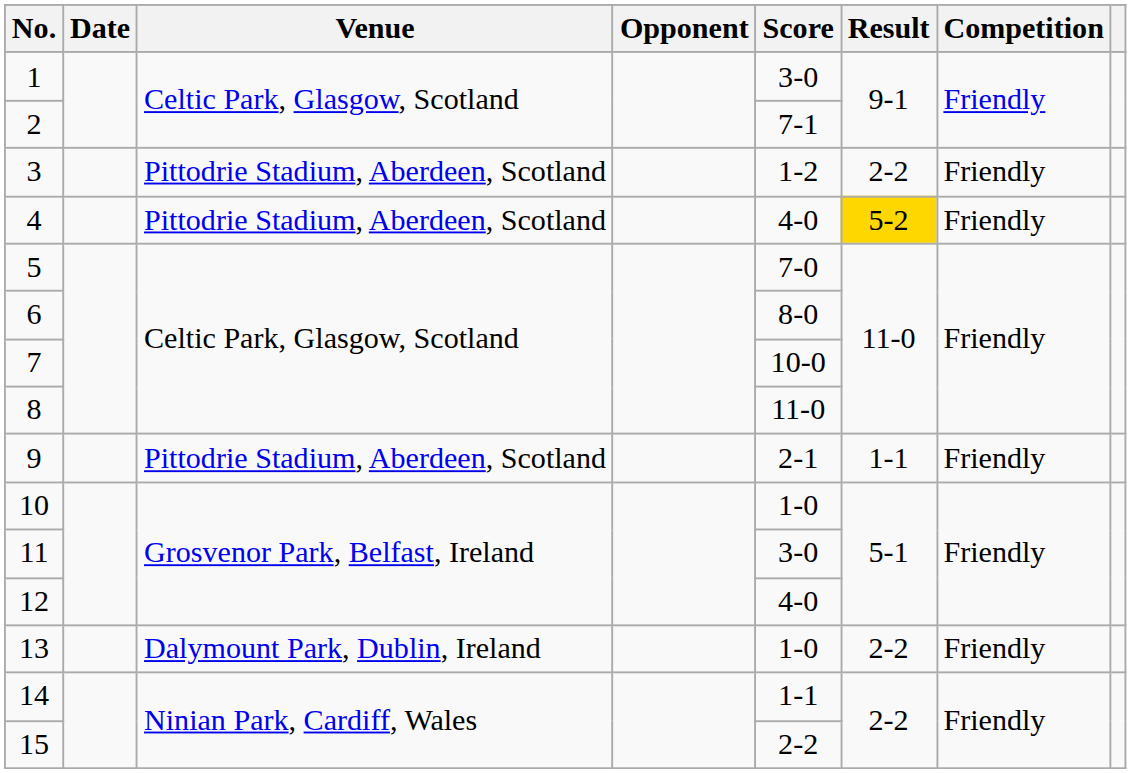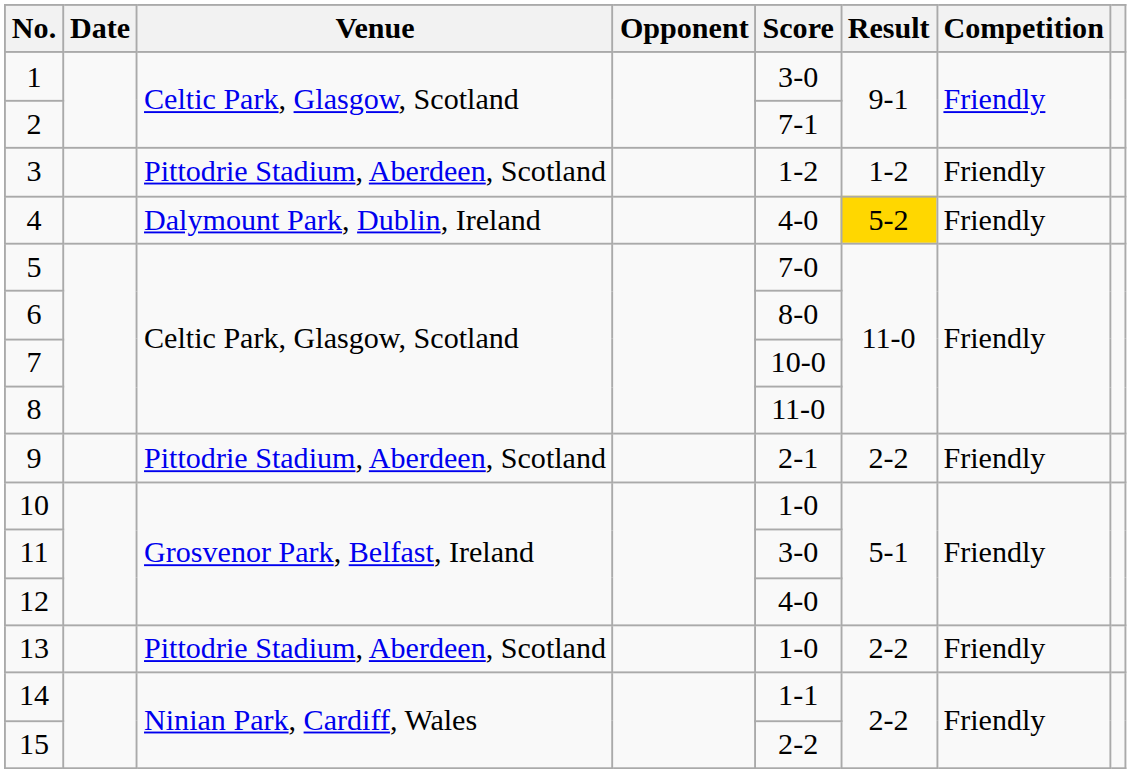(889, 171) 2-2 -> (889, 171) 1-2
(375, 219) Pittodrie Stadium, Aberdeen, Scotland -> (342, 219) Dalymount Park, Dublin, Ireland
(889, 457) 1-1 -> (889, 457) 2-2
(342, 648) Dalymount Park, Dublin, Ireland -> (375, 648) Pittodrie Stadium, Aberdeen, Scotland
